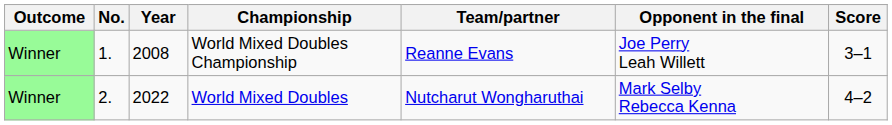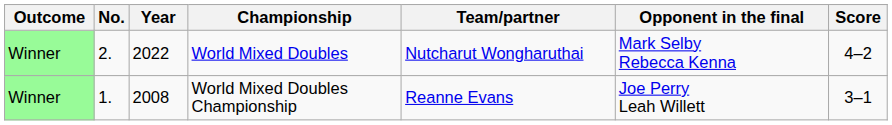rows swapped: (270, 52) <-> (270, 97)
